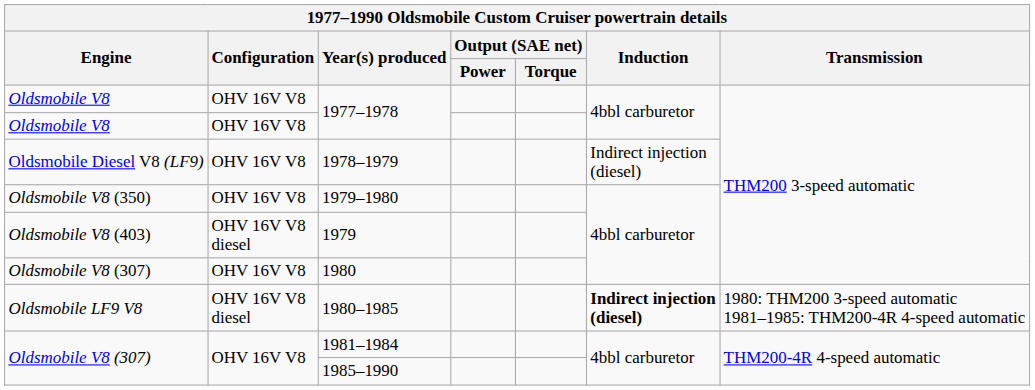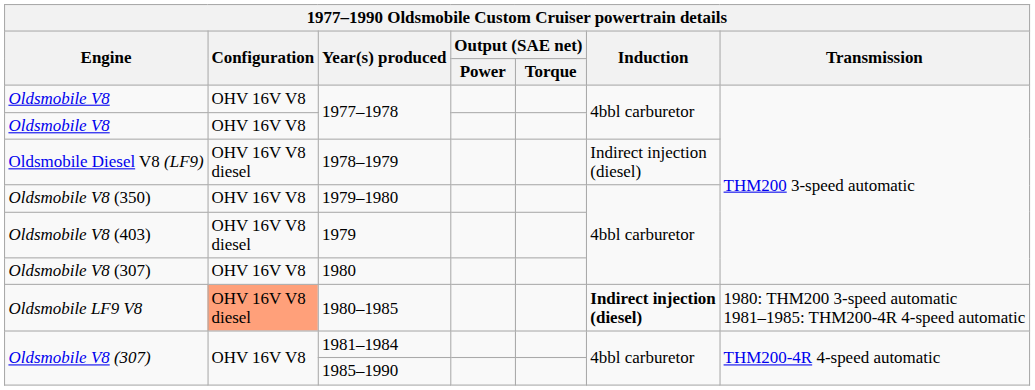(259, 161) OHV 16V V8 -> (259, 161) OHV 16V V8 diesel
(259, 307) no background -> (259, 307) lightsalmon background
